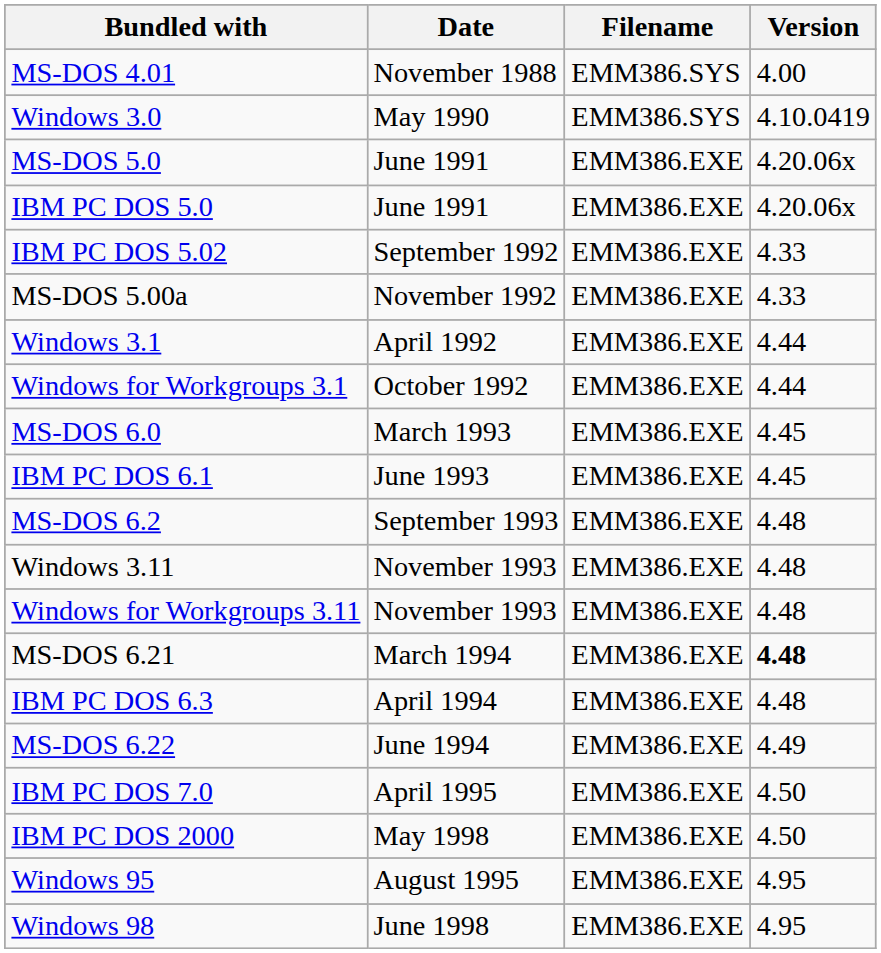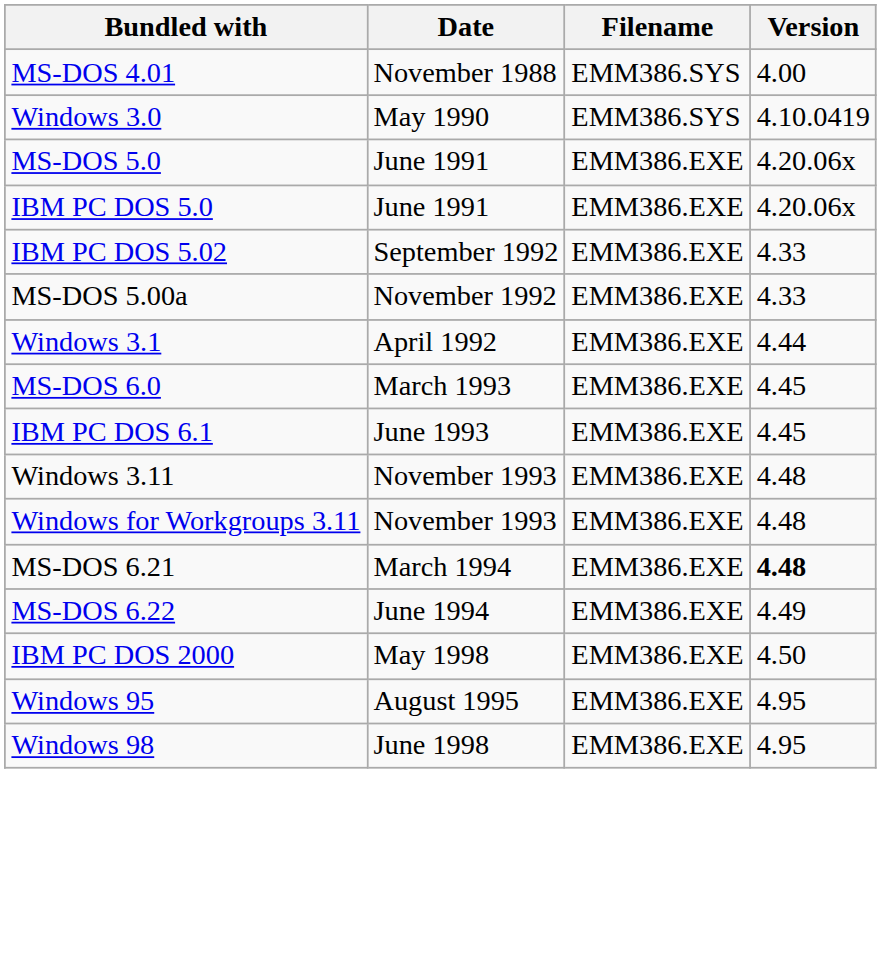- row: (179, 386)
- row: (86, 521)
- row: (112, 700)
- row: (112, 790)
